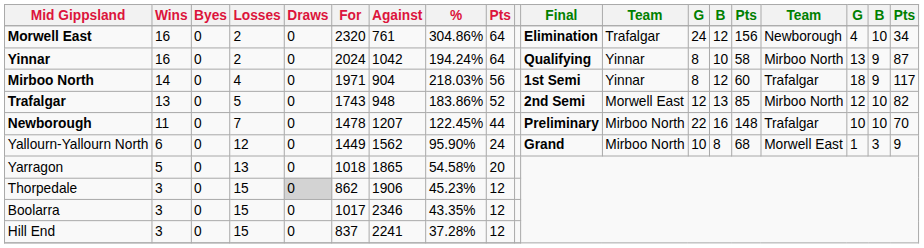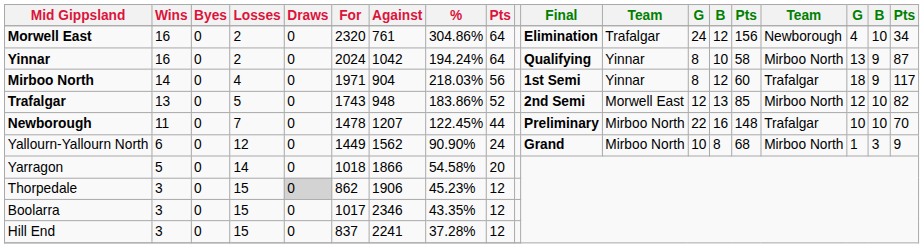(452, 145) 95.90% -> (452, 145) 90.90%
(803, 145) Morwell East -> (804, 145) Mirboo North
(241, 166) 13 -> (241, 166) 14
(387, 166) 1865 -> (387, 166) 1866
